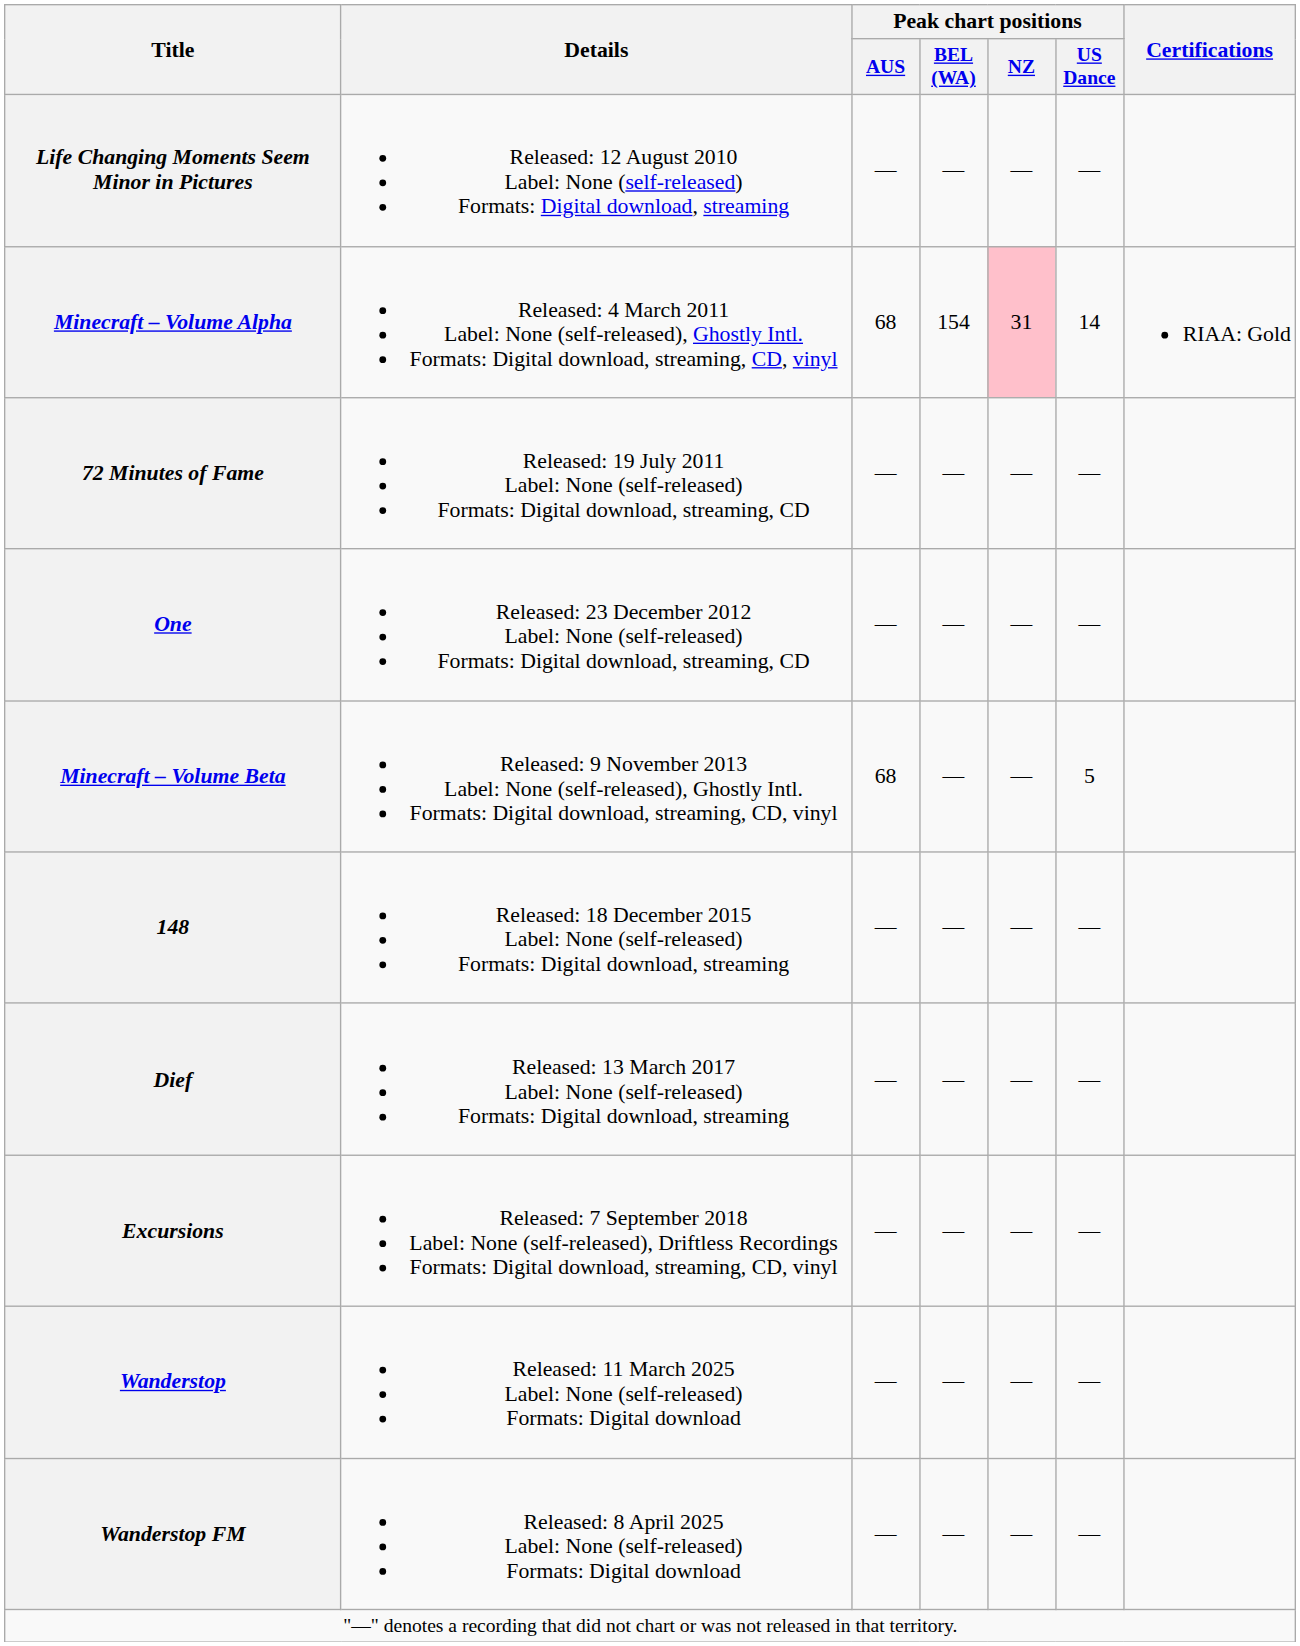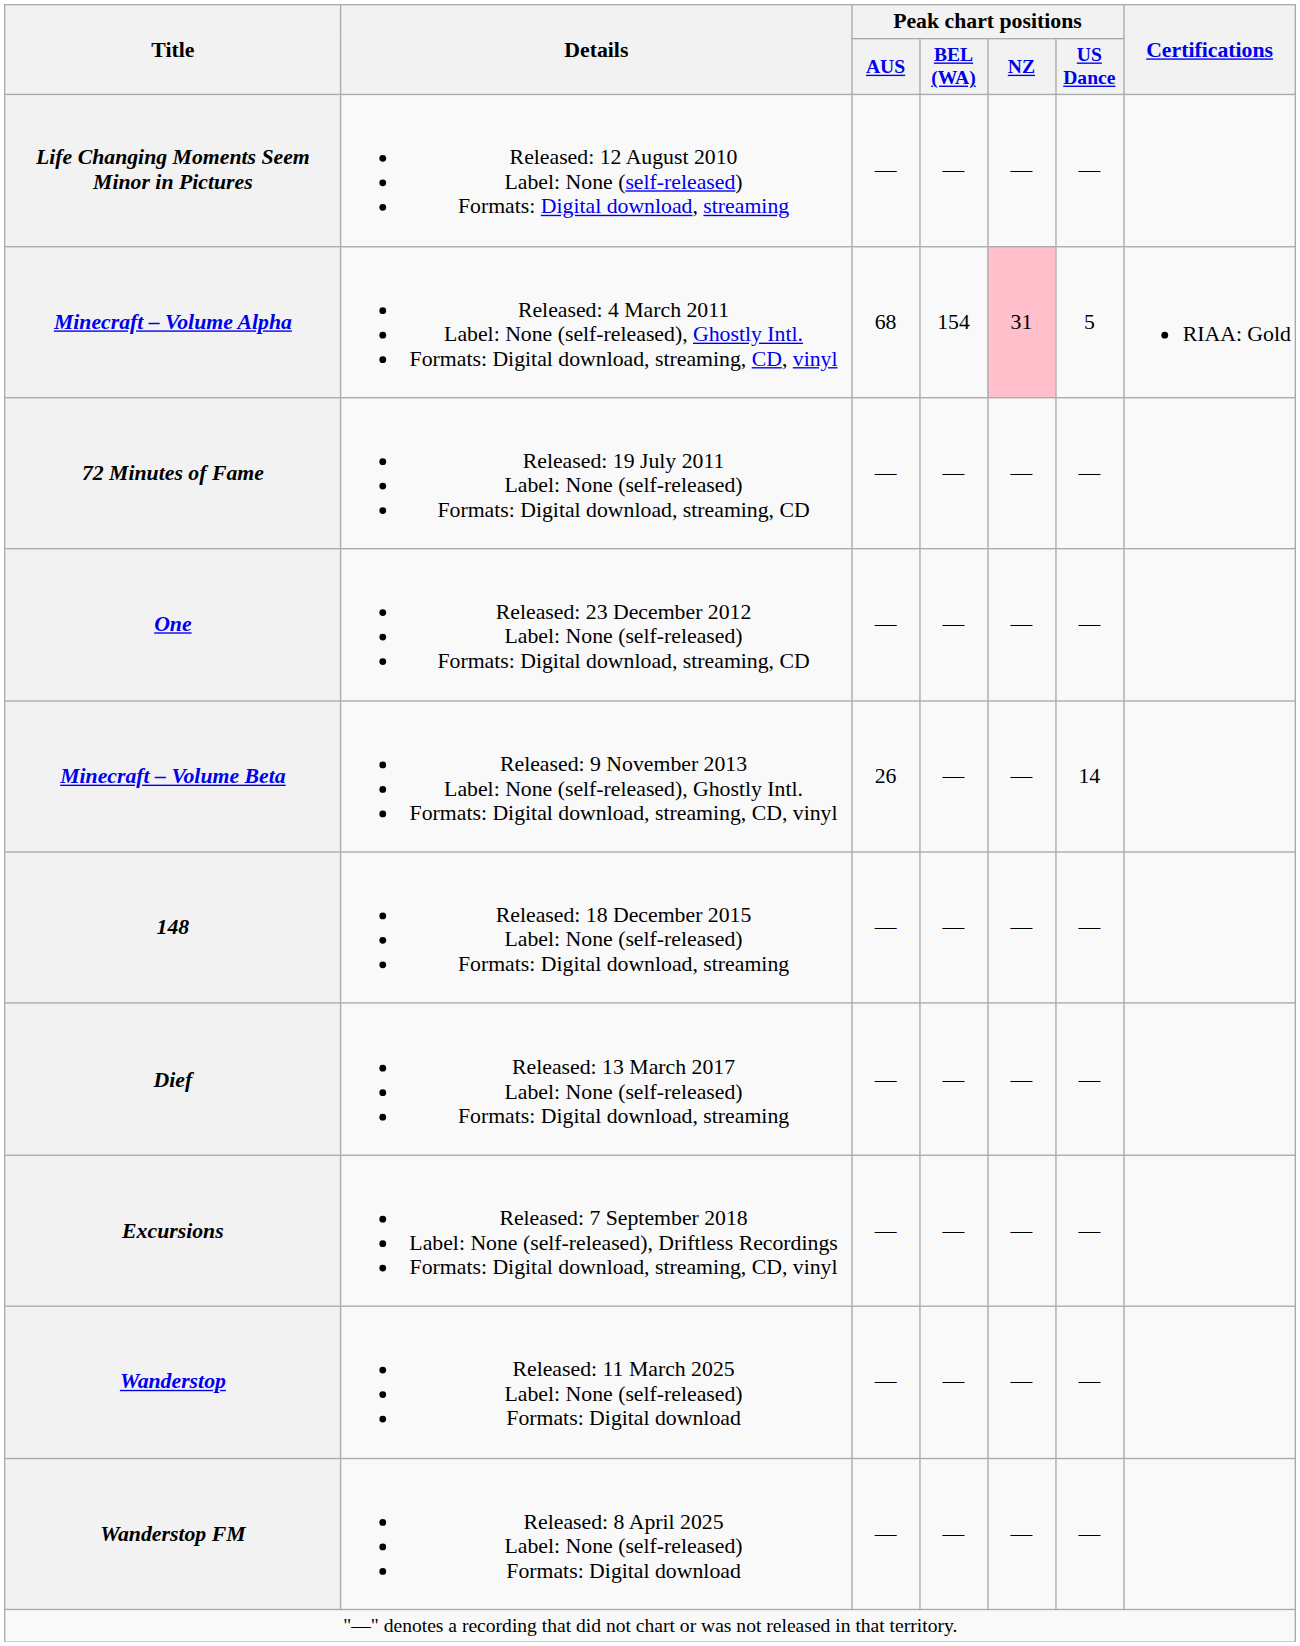(1089, 321) 14 -> (1089, 321) 5
(886, 776) 68 -> (886, 776) 26
(1089, 776) 5 -> (1089, 776) 14
